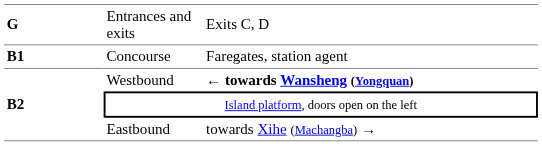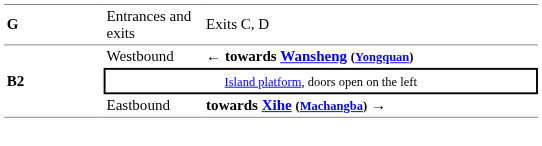- row: (139, 56)
(291, 129) normal -> (296, 105) bold
